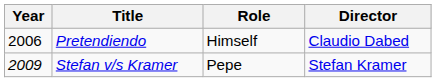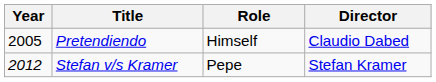(25, 40) 2006 -> (25, 40) 2005
(25, 64) 2009 -> (25, 64) 2012
